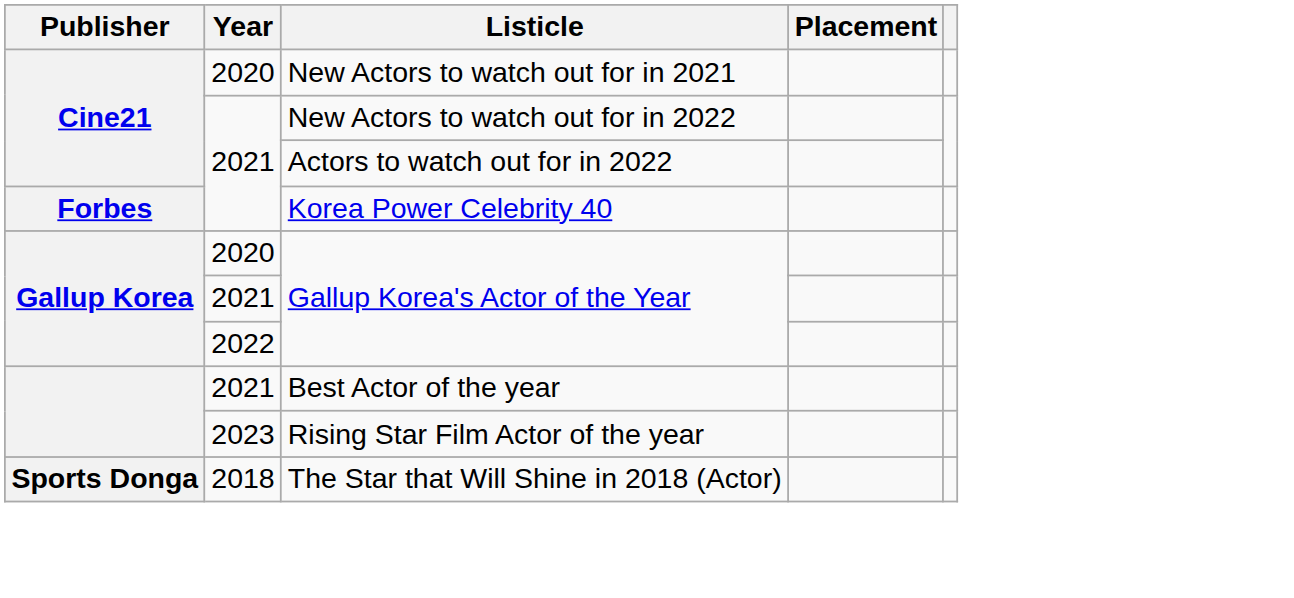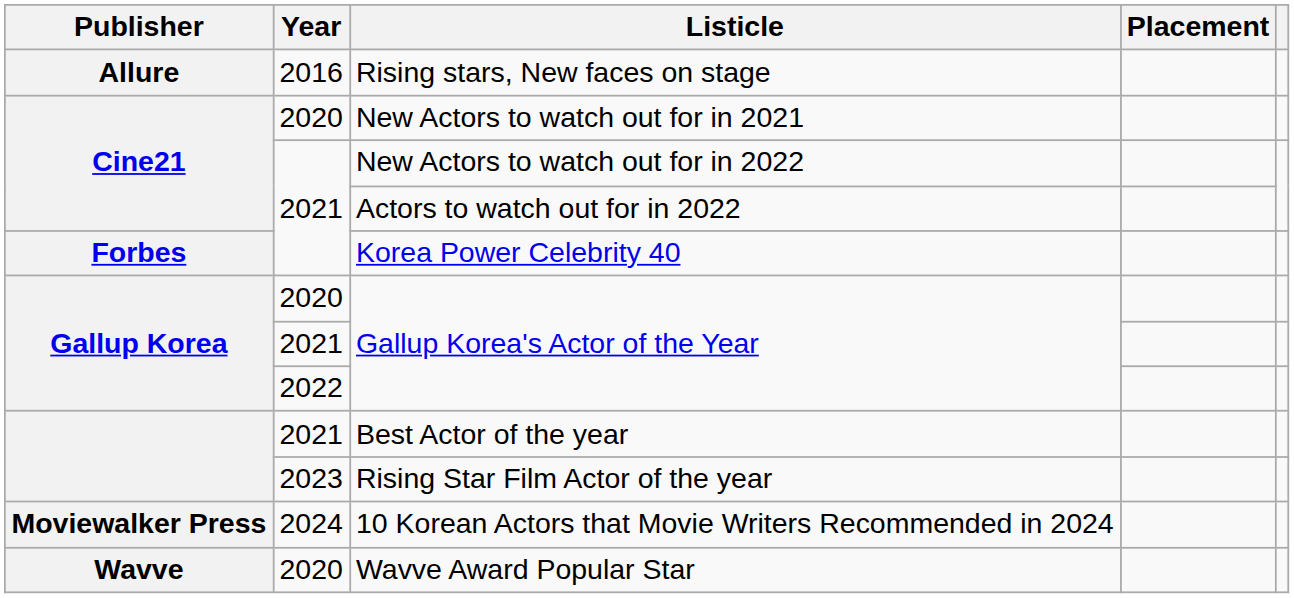+ row: (311, 72)
+ row: (311, 523)
- row: (243, 478)
+ row: (311, 569)
